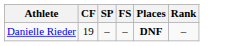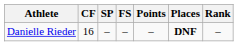+ column: (151, 13)
(88, 31) 19 -> (88, 31) 16
